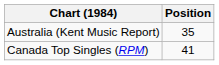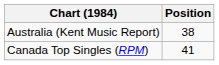(188, 32) 35 -> (188, 32) 38
